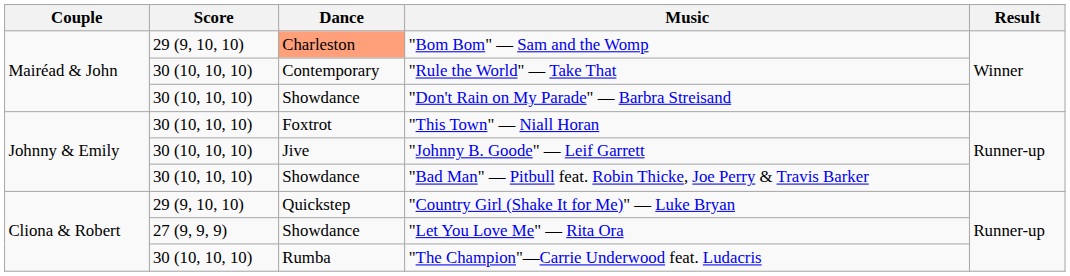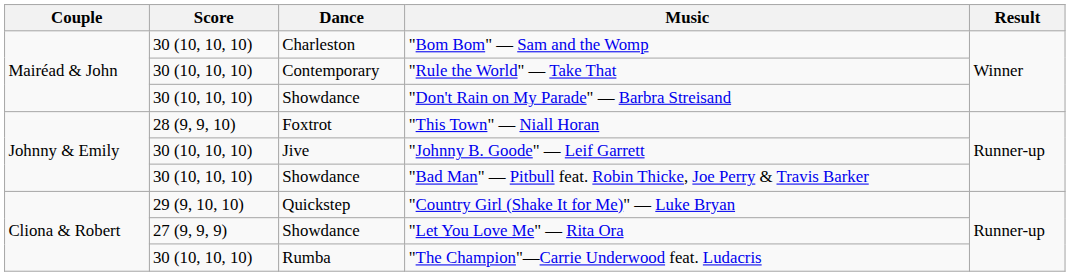(198, 44) 29 (9, 10, 10) -> (203, 44) 30 (10, 10, 10)
(319, 44) lightsalmon background -> (319, 44) no background
(203, 124) 30 (10, 10, 10) -> (194, 124) 28 (9, 9, 10)
